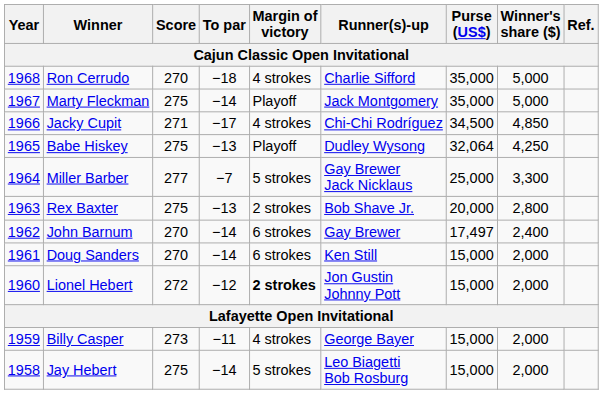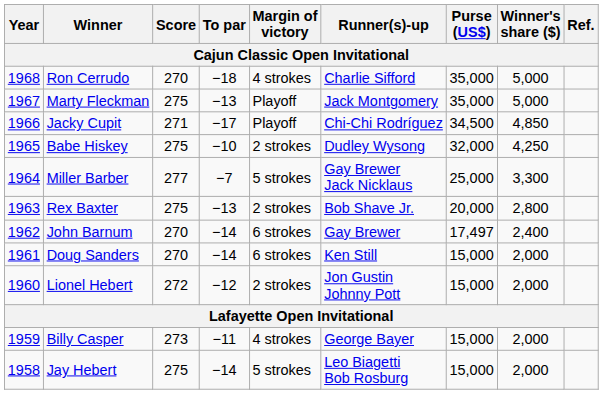(224, 101) −14 -> (224, 101) −13
(282, 124) 4 strokes -> (274, 124) Playoff
(224, 147) −13 -> (224, 147) −10
(274, 147) Playoff -> (282, 147) 2 strokes
(472, 147) 32,064 -> (472, 147) 32,000
(284, 285) bold -> (282, 285) normal
